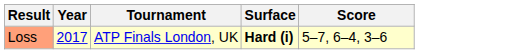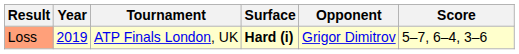+ column: (349, 15)
(72, 37) 2017 -> (72, 37) 2019
